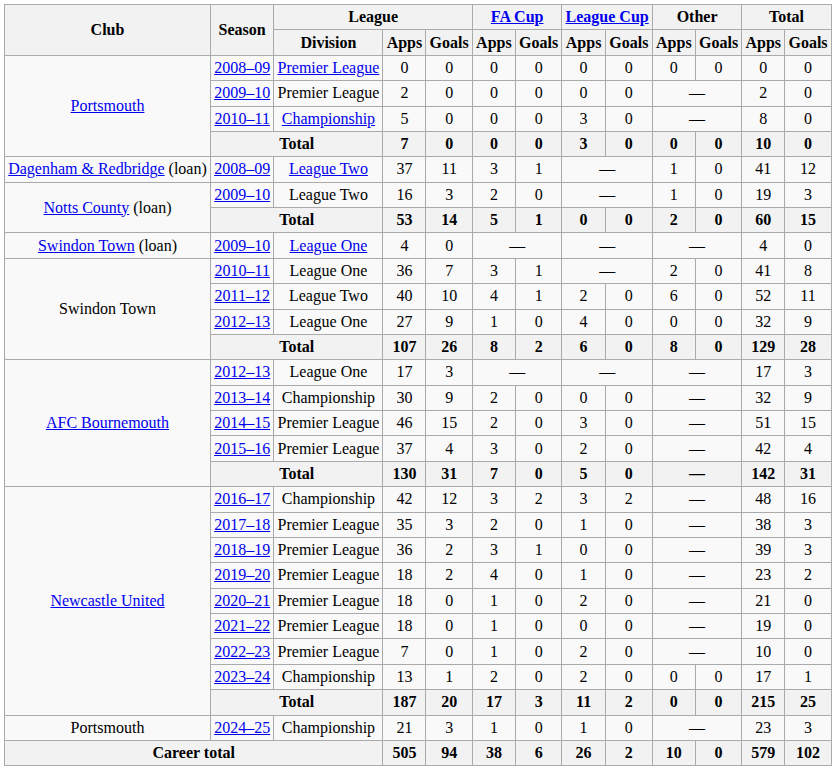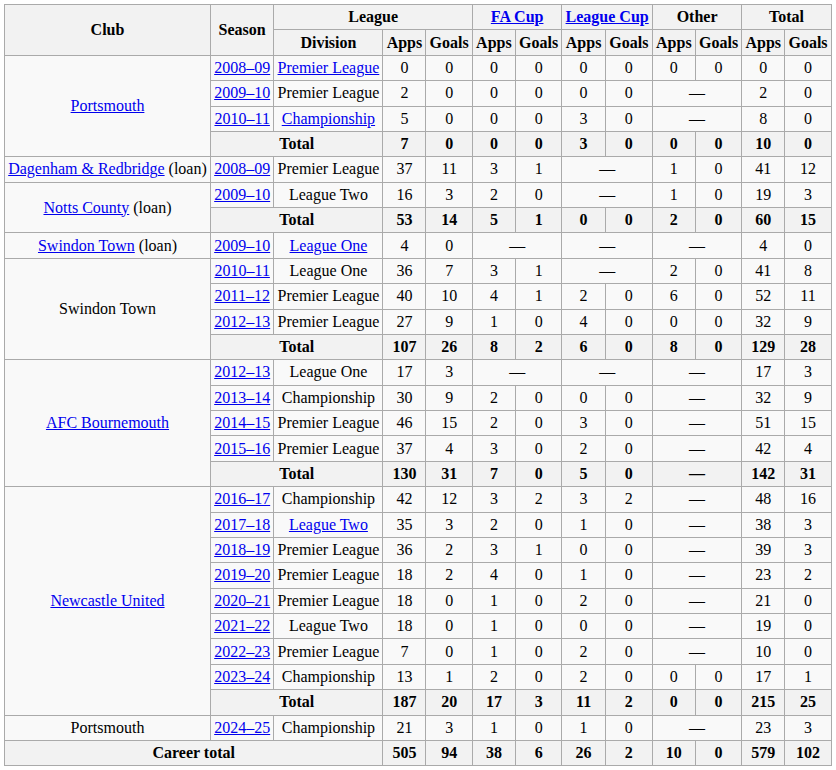(328, 169) League Two -> (328, 169) Premier League
(328, 296) League Two -> (328, 296) Premier League
(328, 321) League One -> (328, 321) Premier League
(328, 524) Premier League -> (328, 524) League Two
(328, 626) Premier League -> (328, 626) League Two
